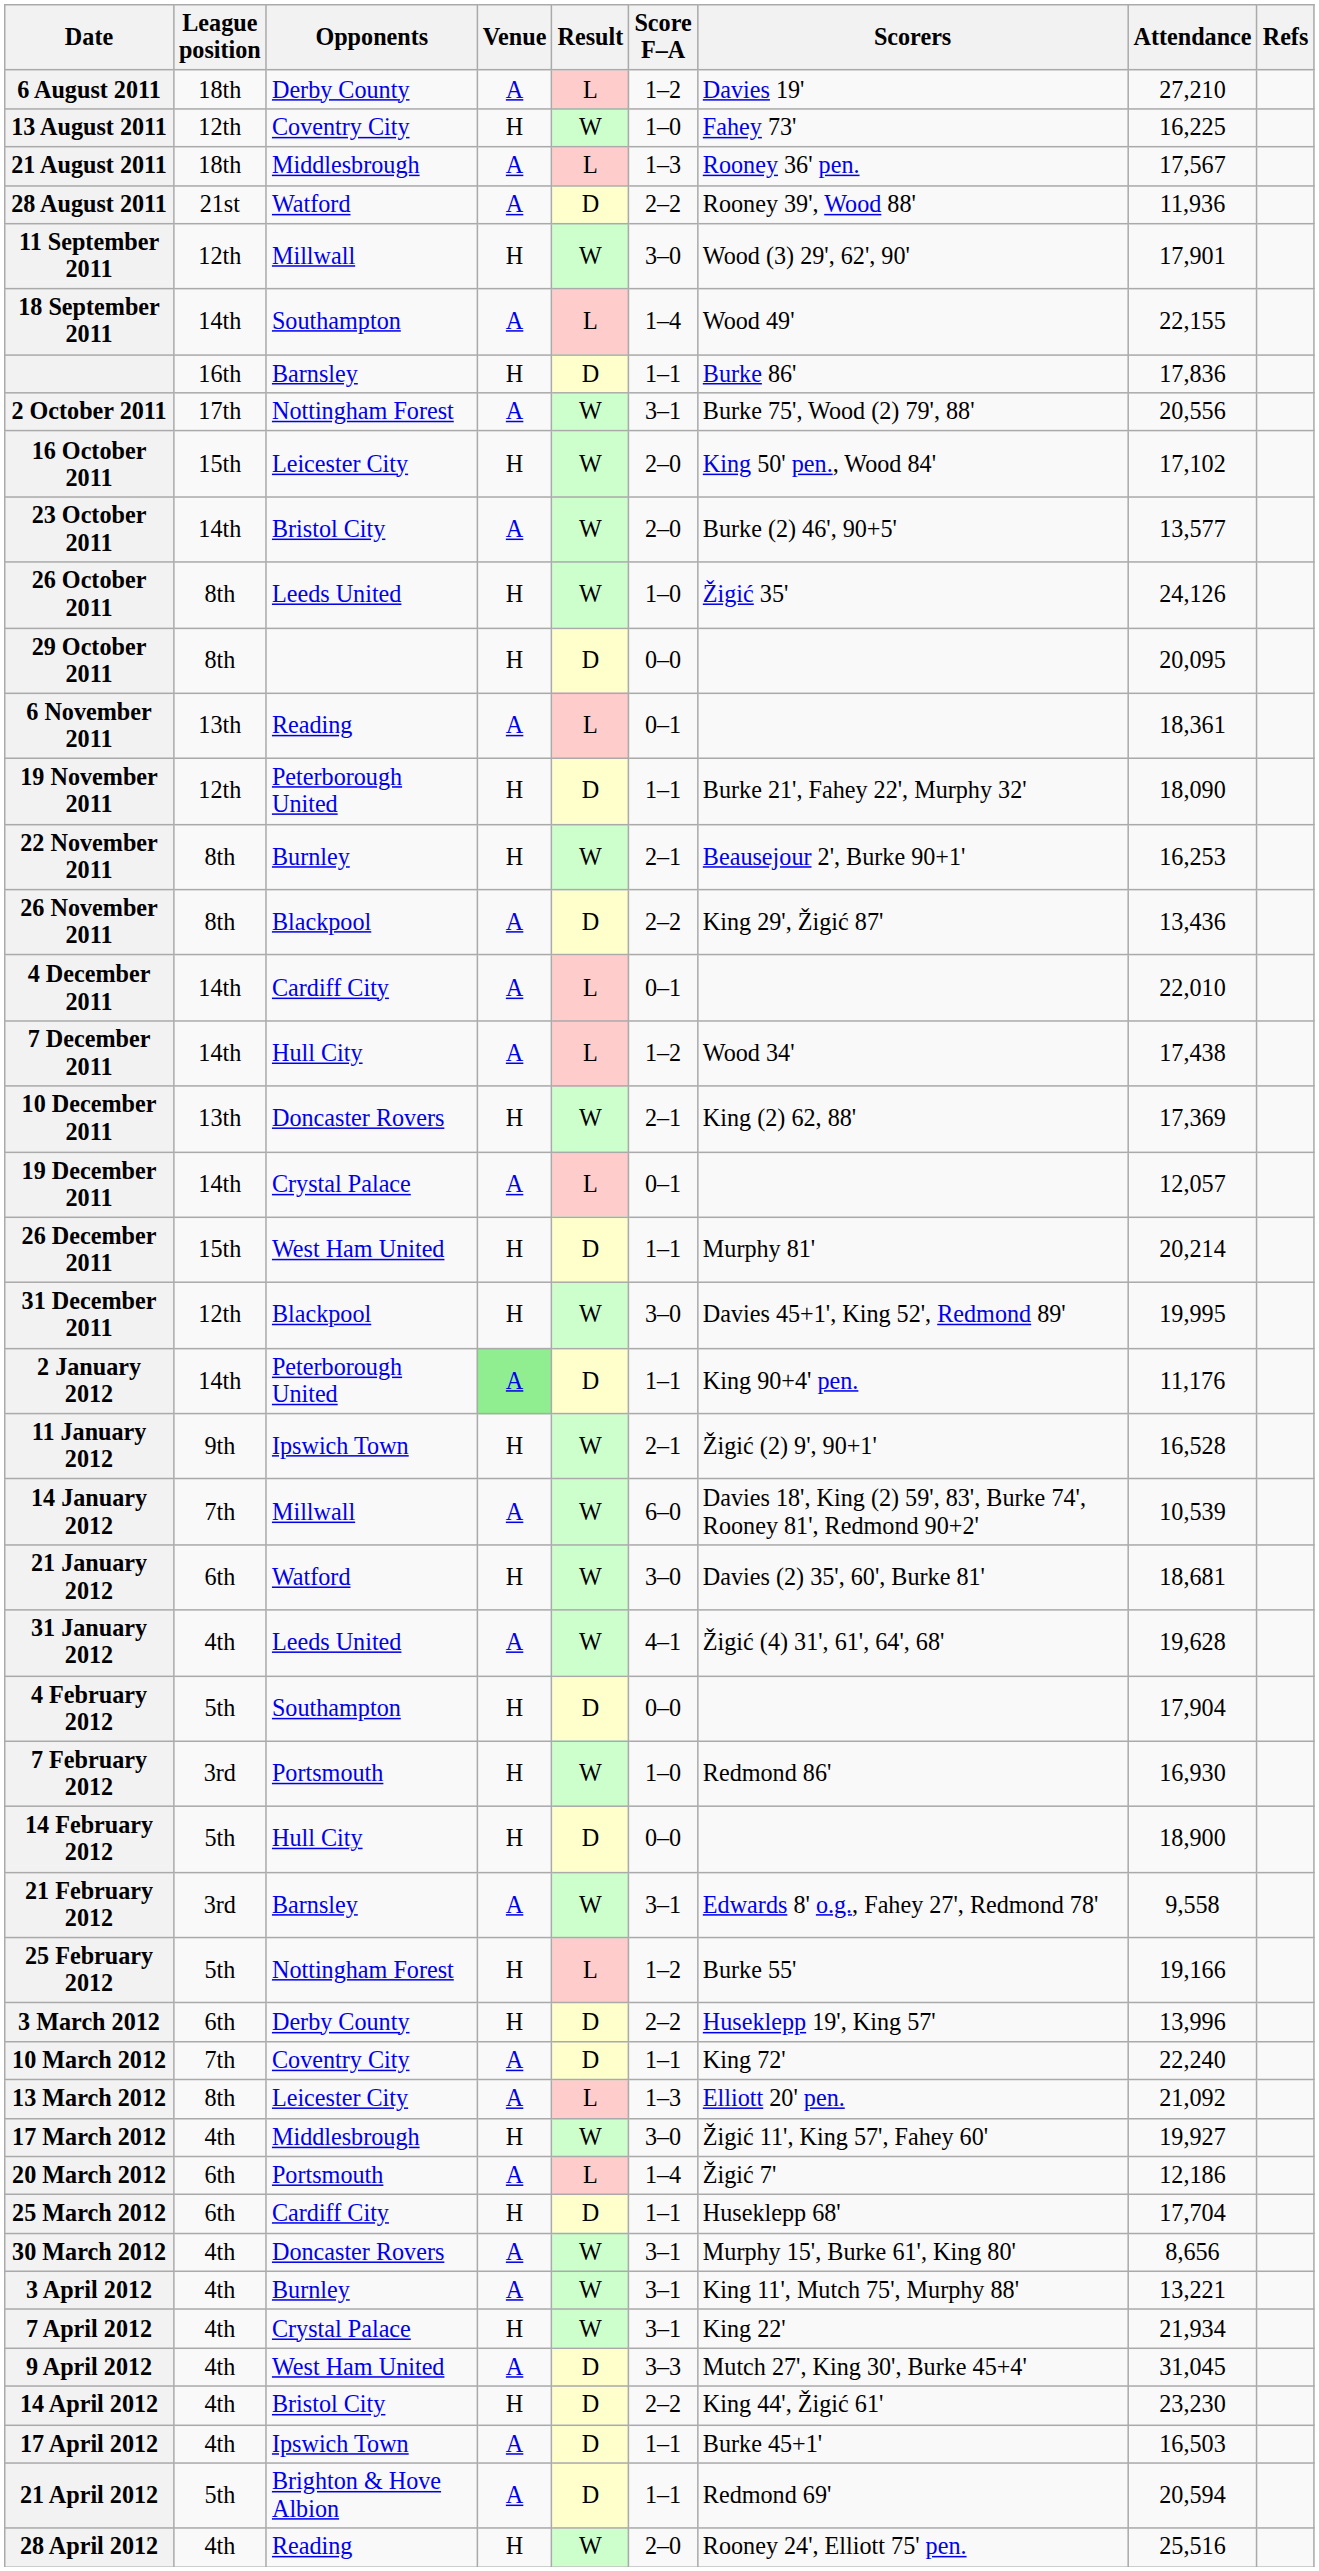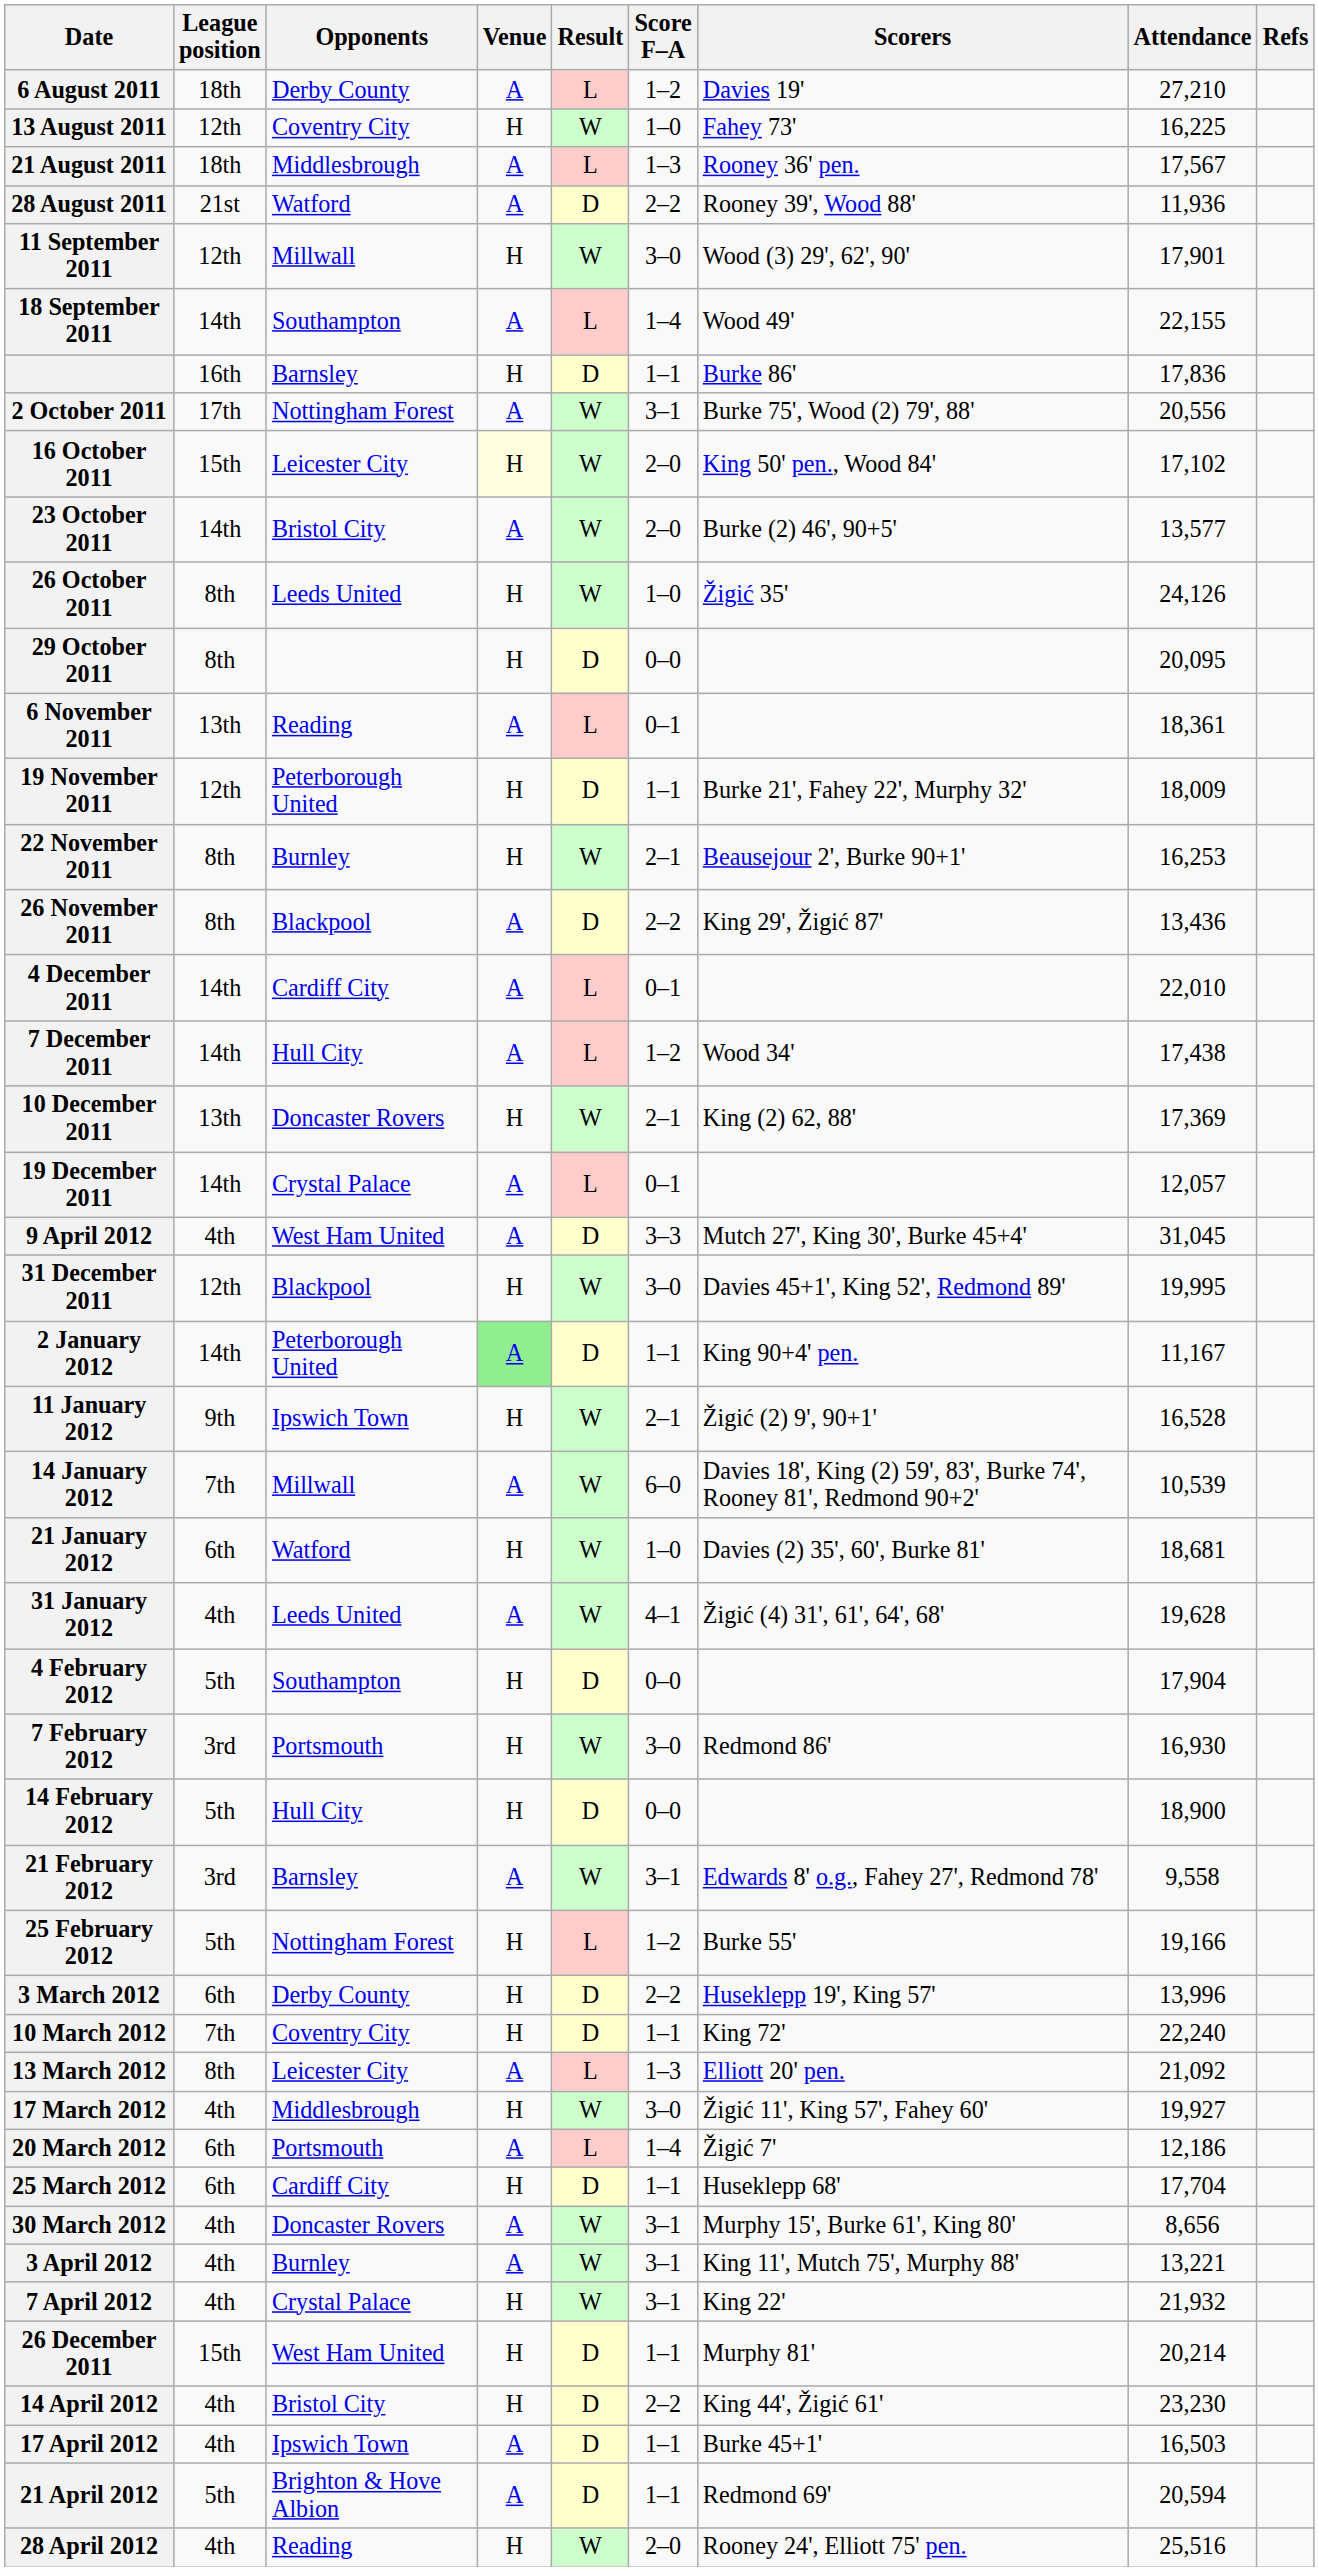(515, 463) no background -> (515, 463) lightyellow background
(1193, 791) 18,090 -> (1193, 791) 18,009
rows swapped: (89, 1249) <-> (89, 2366)
(1193, 1380) 11,176 -> (1193, 1353) 11,167
(663, 1577) 3–0 -> (663, 1549) 1–0
(663, 1773) 1–0 -> (663, 1746) 3–0
(515, 2060) A -> (515, 2033) H
(1193, 2328) 21,934 -> (1193, 2301) 21,932
